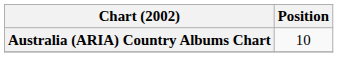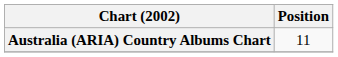(303, 39) 10 -> (303, 39) 11
